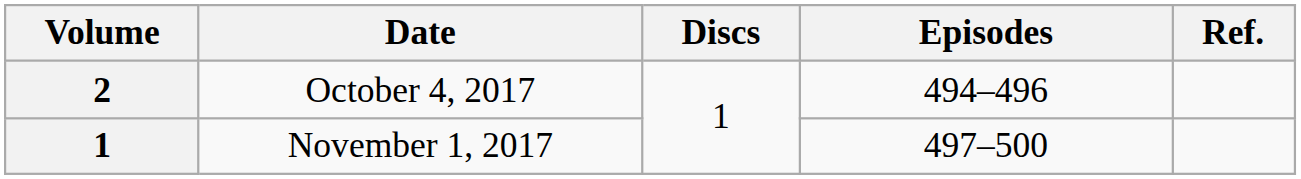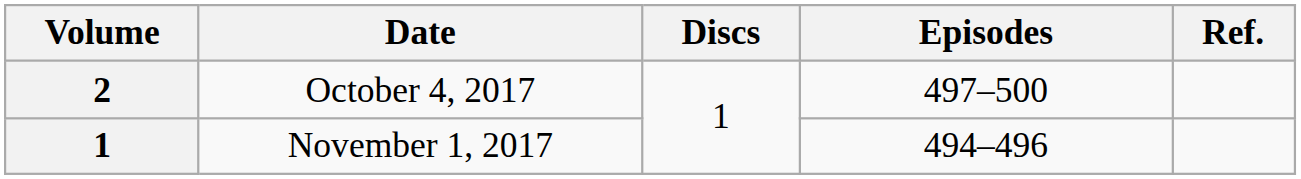(986, 88) 494–496 -> (986, 88) 497–500
(986, 145) 497–500 -> (986, 145) 494–496
